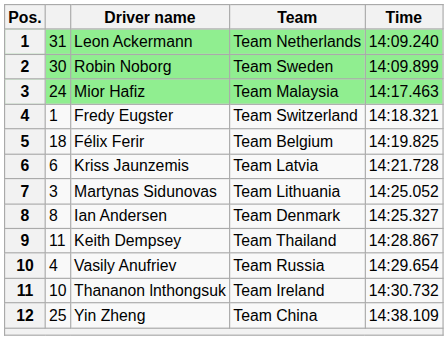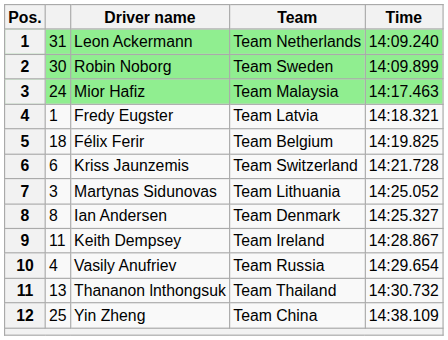(295, 116) Team Switzerland -> (276, 116) Team Latvia
(276, 166) Team Latvia -> (295, 166) Team Switzerland
(285, 240) Team Thailand -> (279, 240) Team Ireland
(58, 290) 10 -> (58, 290) 13
(279, 290) Team Ireland -> (285, 290) Team Thailand
